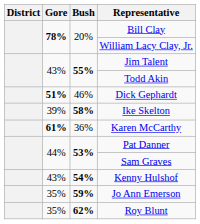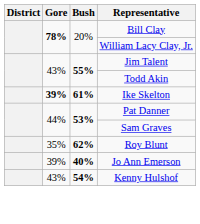- row: (146, 95)
(56, 111) normal -> (56, 95) bold
(83, 111) 58% -> (83, 95) 61%
- row: (146, 128)
rows swapped: (146, 210) <-> (146, 177)
(56, 194) 35% -> (56, 161) 39%
(83, 194) 59% -> (83, 161) 40%
